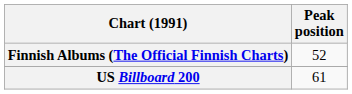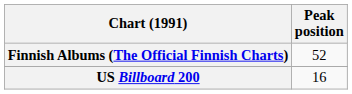(319, 77) 61 -> (319, 77) 16
